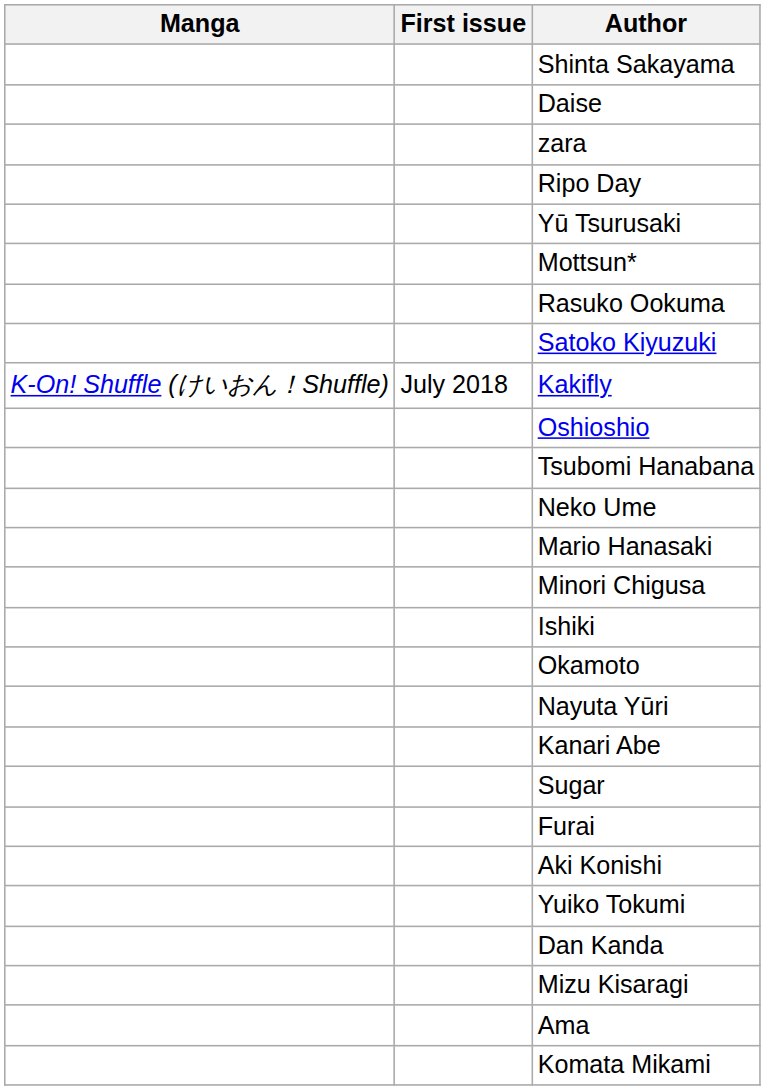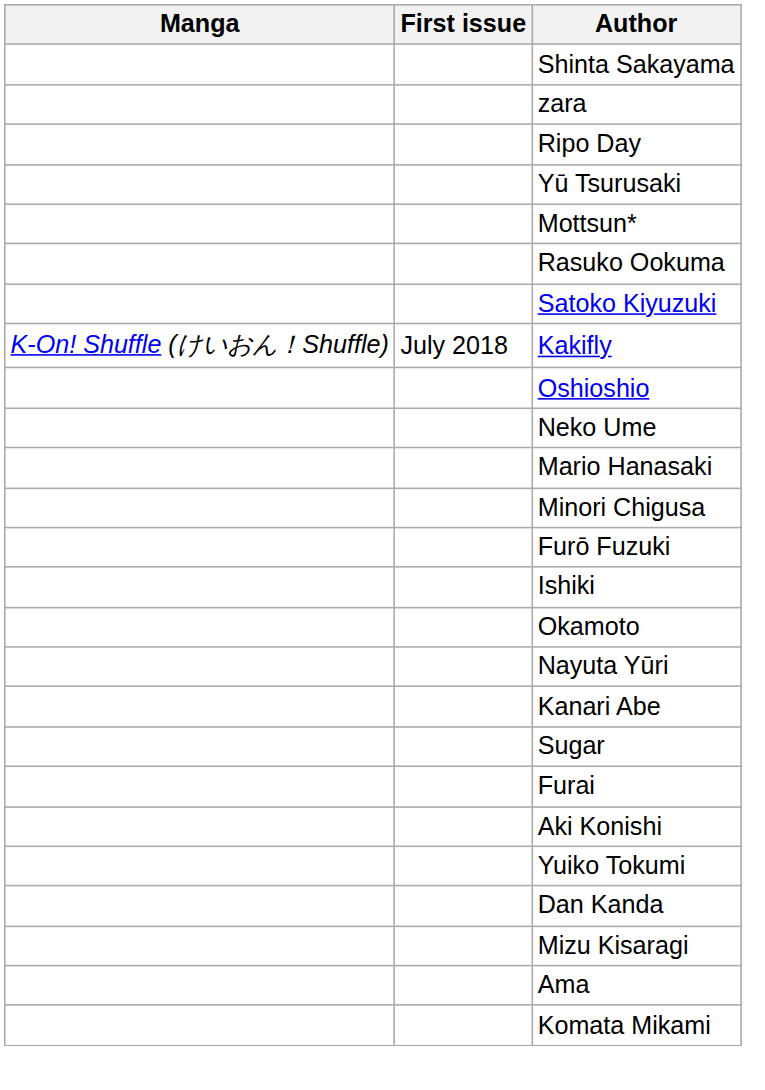- row: (570, 104)
- row: (646, 467)
+ row: (604, 547)
